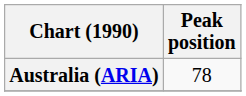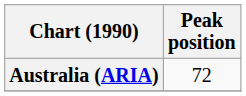(202, 74) 78 -> (202, 74) 72
